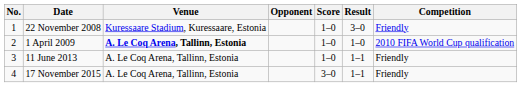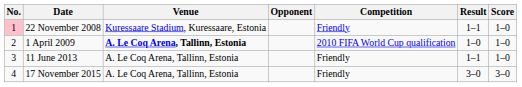columns swapped: (328, 12) <-> (445, 12)
(14, 27) no background -> (14, 27) pink background
(358, 27) 3–0 -> (473, 27) 1–1
(358, 74) 1–1 -> (473, 74) 3–0
